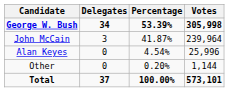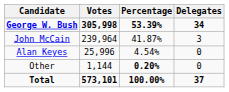columns swapped: (204, 11) <-> (104, 11)
(157, 66) normal -> (147, 66) bold
